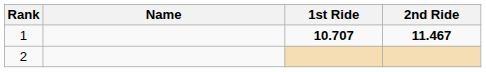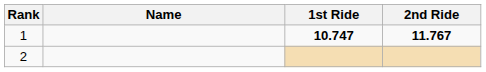(334, 35) 10.707 -> (334, 35) 10.747
(432, 35) 11.467 -> (432, 35) 11.767
